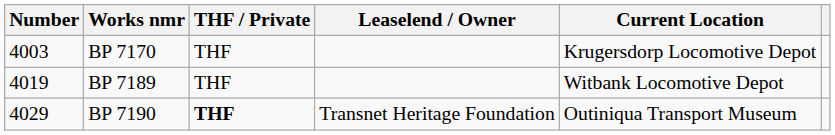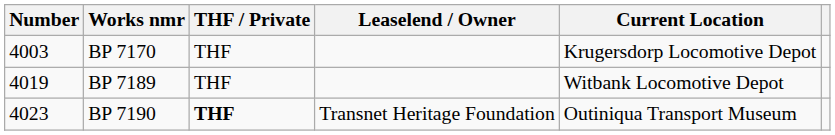(29, 113) 4029 -> (29, 113) 4023
